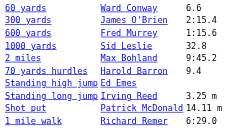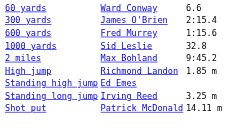- row: (46, 71)
+ row: (28, 71)
- row: (33, 121)
